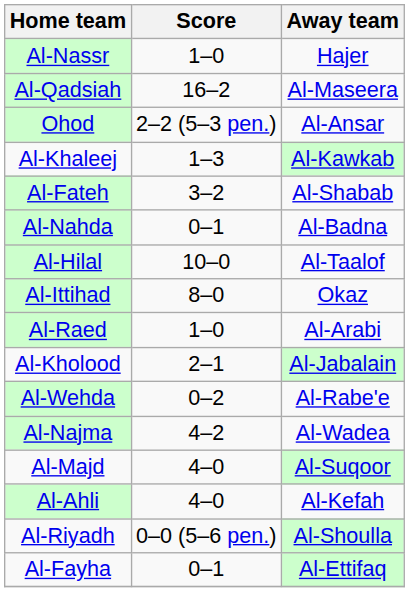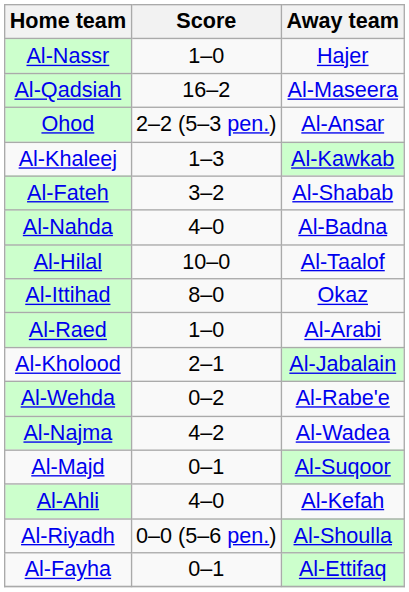(206, 227) 0–1 -> (206, 227) 4–0
(206, 466) 4–0 -> (206, 466) 0–1
